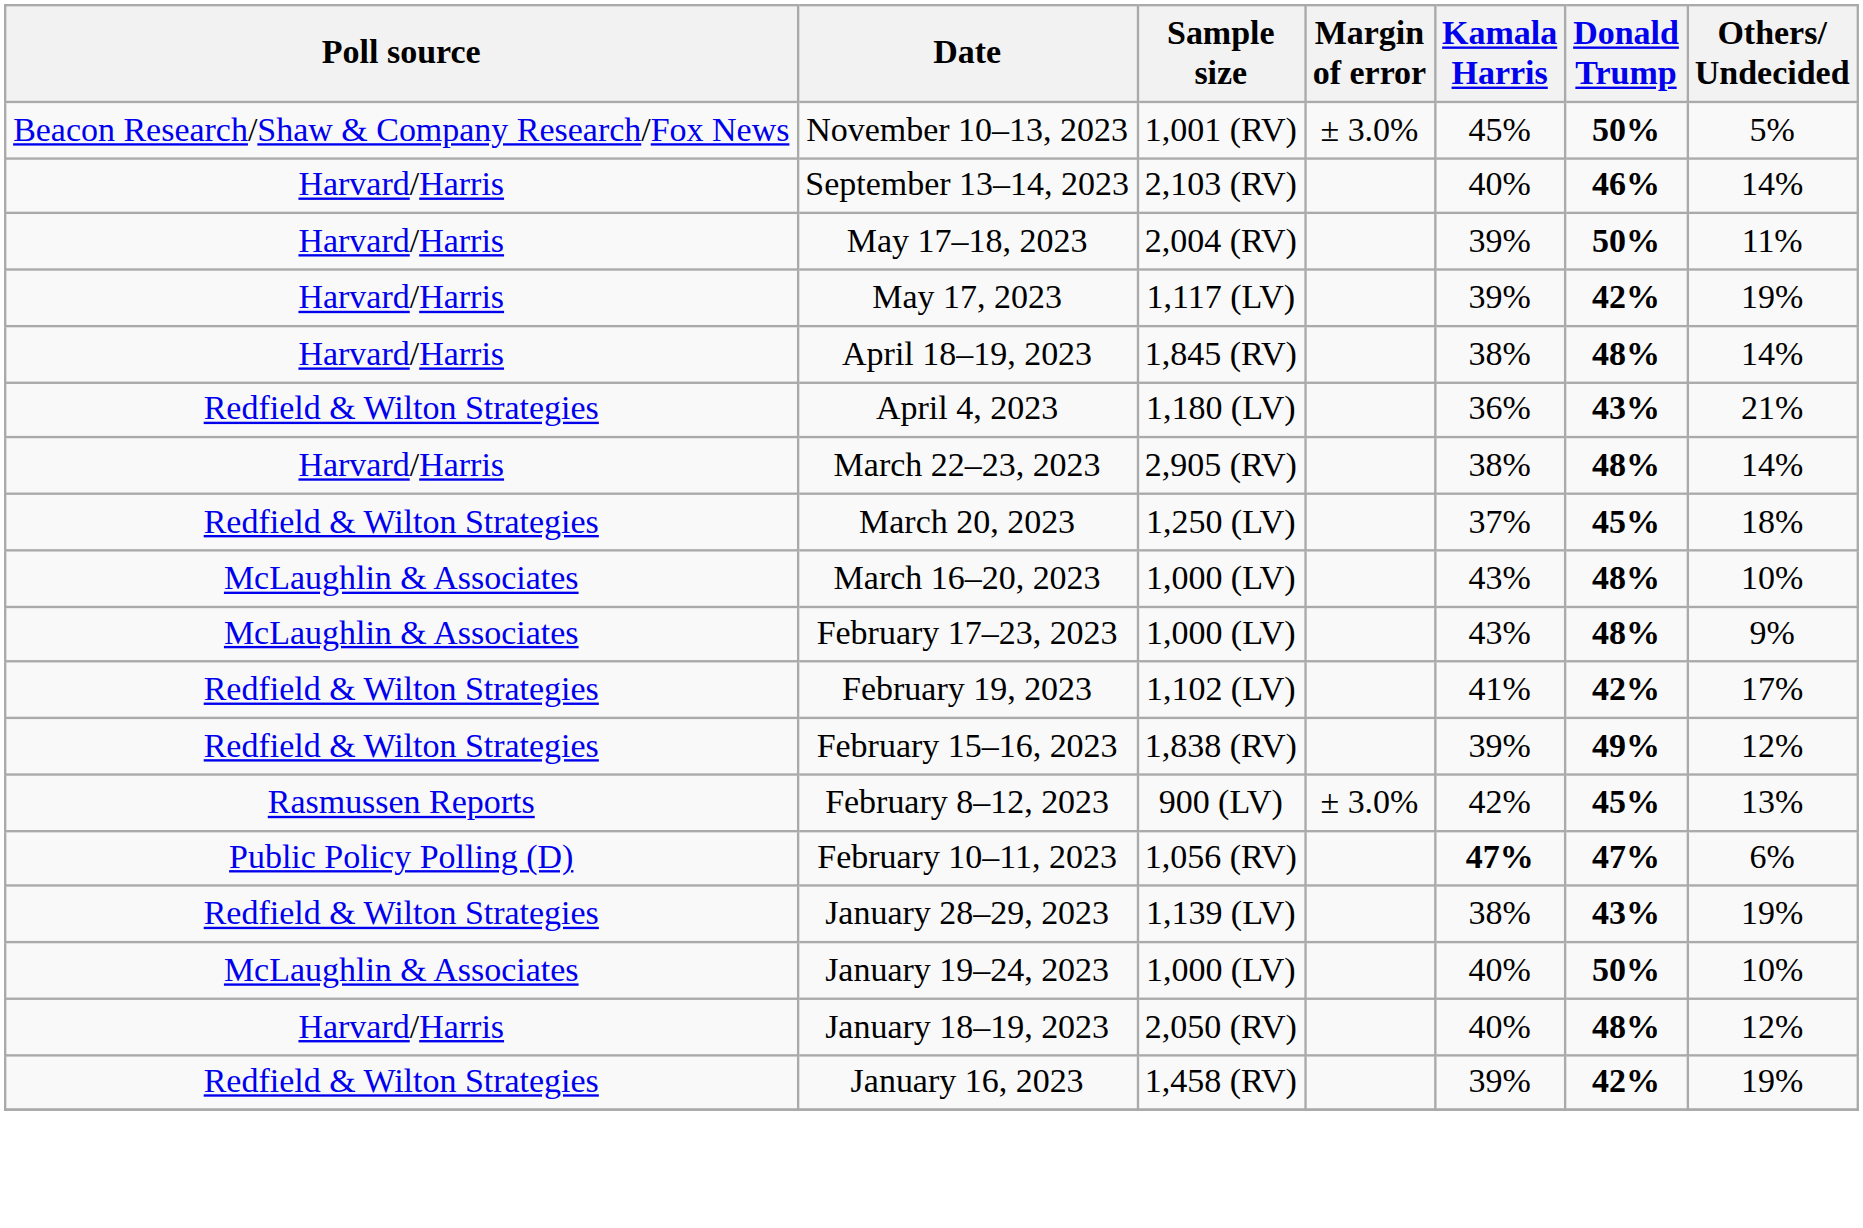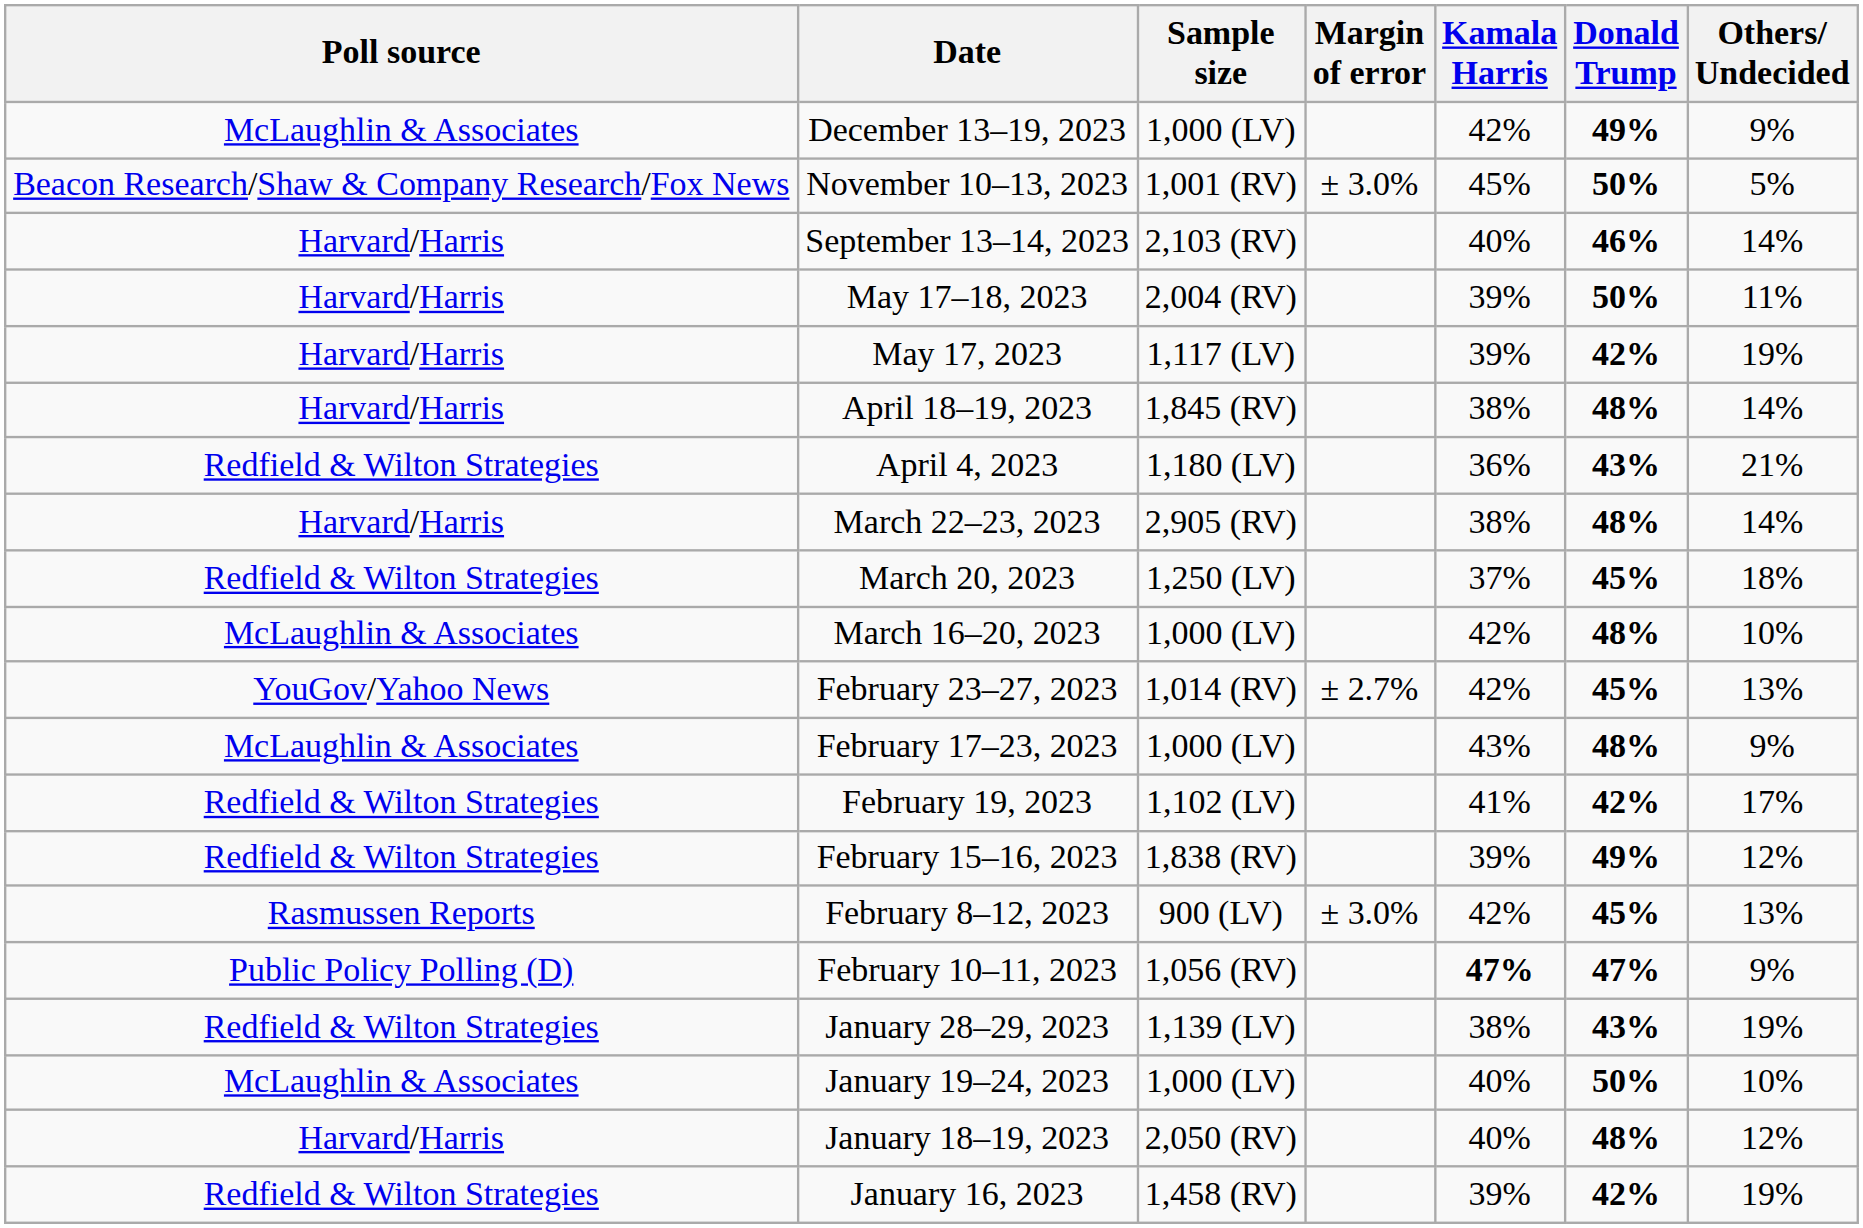+ row: (967, 129)
(1500, 577) 43% -> (1500, 633) 42%
+ row: (967, 689)
(1772, 857) 6% -> (1772, 969) 9%
